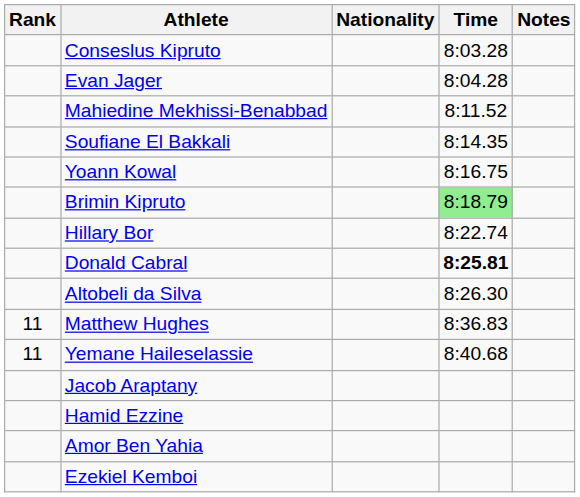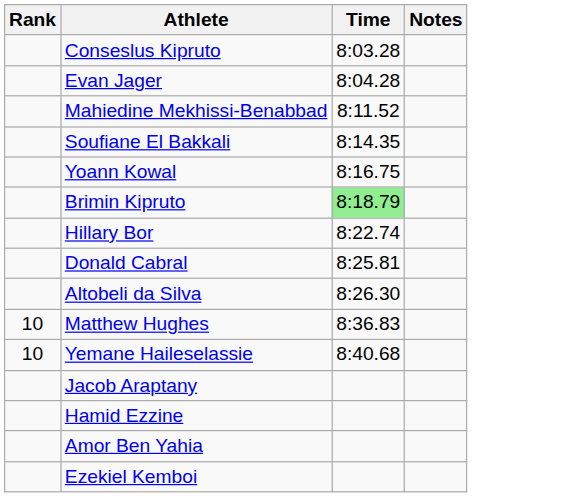- column: (385, 19)
(476, 263) bold -> (368, 263) normal
(32, 324) 11 -> (32, 324) 10
(32, 354) 11 -> (32, 354) 10
